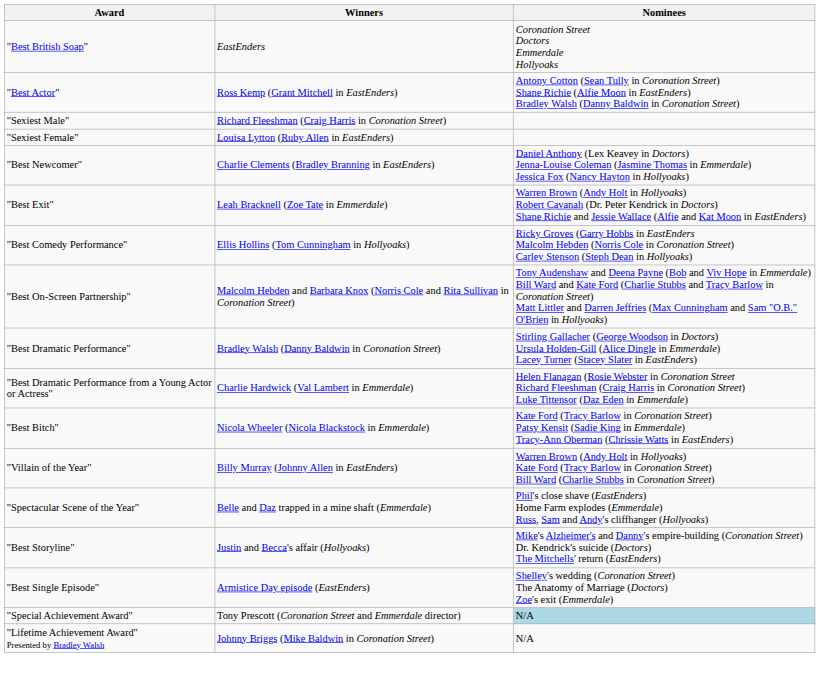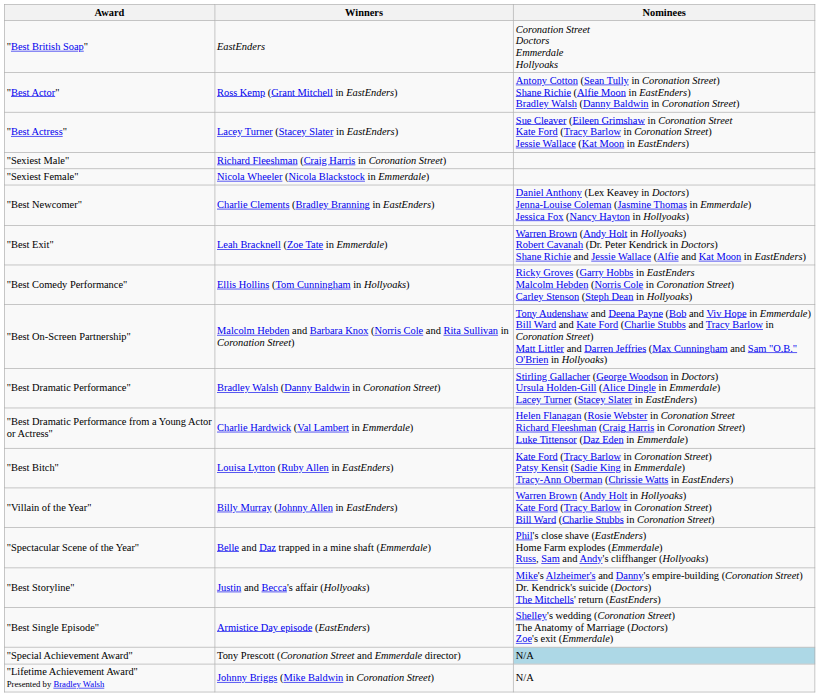+ row: (37, 132)
(305, 137) Louisa Lytton (Ruby Allen in EastEnders) -> (323, 177) Nicola Wheeler (Nicola Blackstock in Emmerdale)
(323, 428) Nicola Wheeler (Nicola Blackstock in Emmerdale) -> (305, 468) Louisa Lytton (Ruby Allen in EastEnders)
